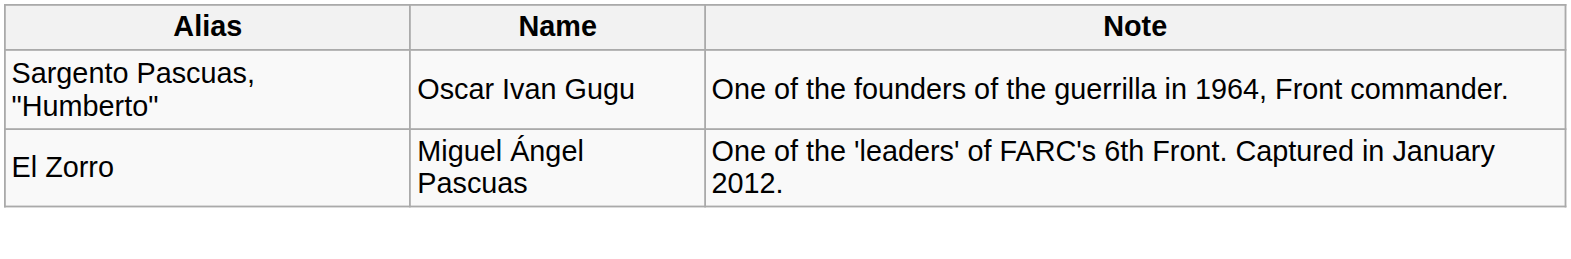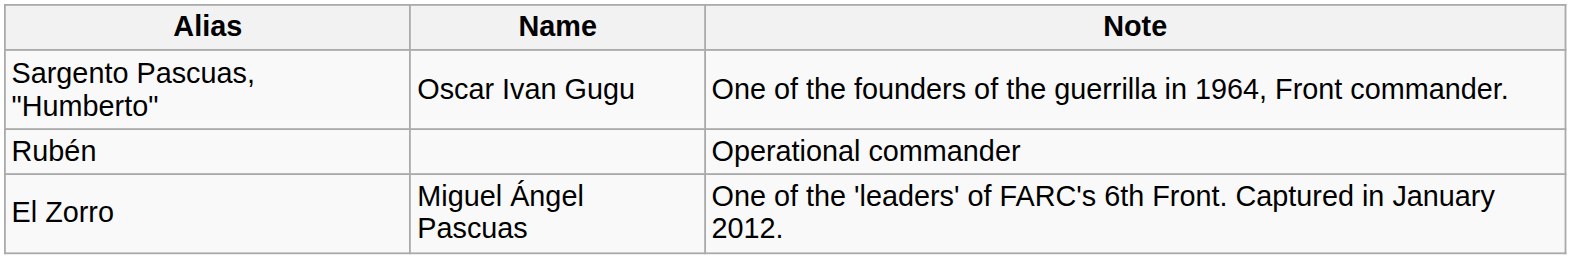+ row: (54, 151)
